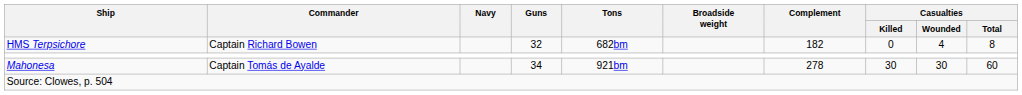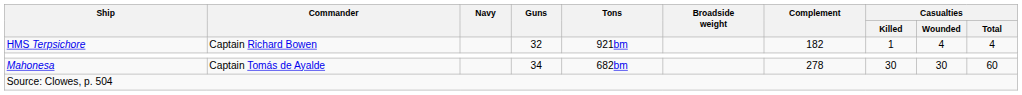(612, 45) 682bm -> (612, 45) 921bm
(891, 45) 0 -> (891, 45) 1
(992, 45) 8 -> (992, 45) 4
(612, 66) 921bm -> (612, 66) 682bm
